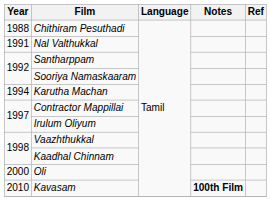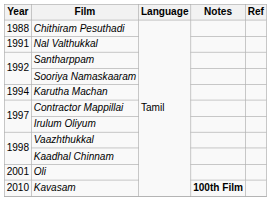(18, 172) 2000 -> (18, 172) 2001
